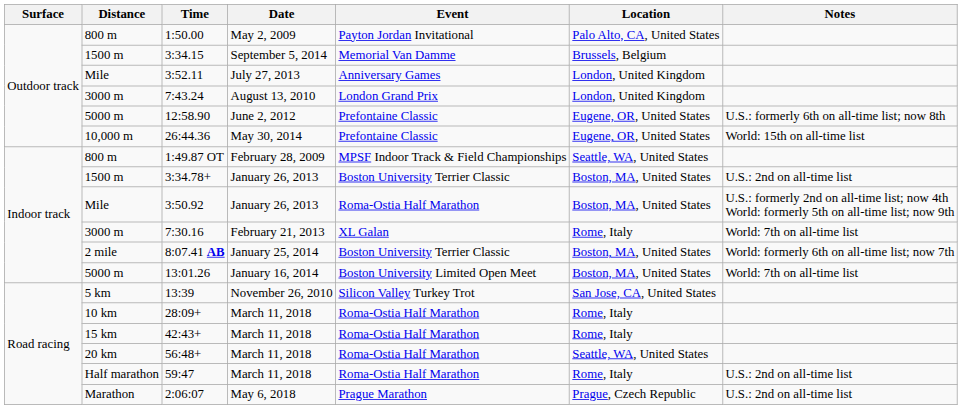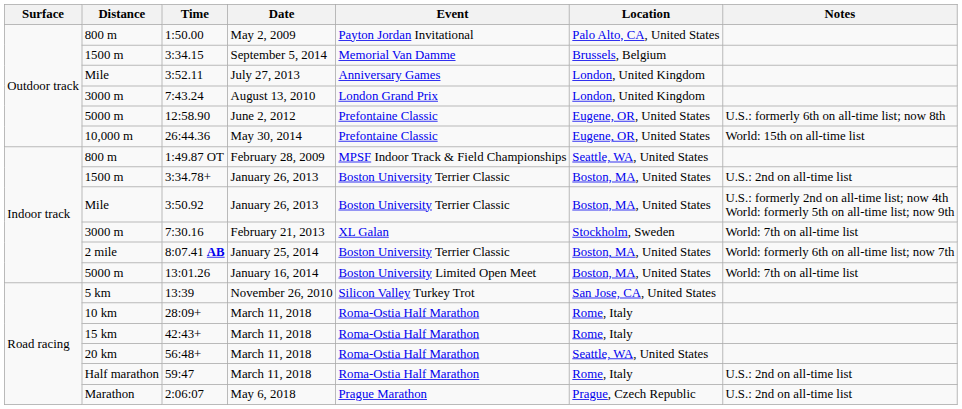(409, 204) Roma-Ostia Half Marathon -> (424, 204) Boston University Terrier Classic
(603, 232) Rome, Italy -> (624, 232) Stockholm, Sweden
